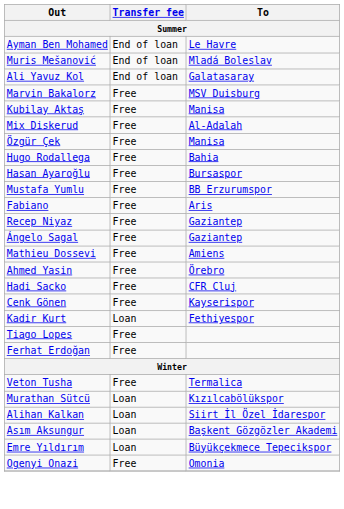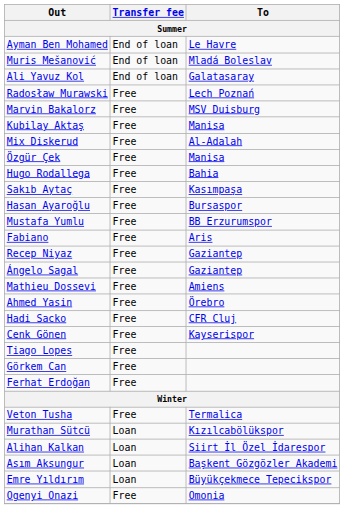+ row: (57, 93)
+ row: (39, 190)
- row: (36, 318)
+ row: (36, 367)
